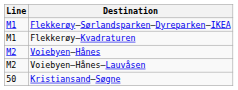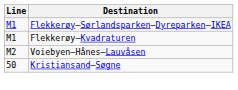- row: (65, 52)
